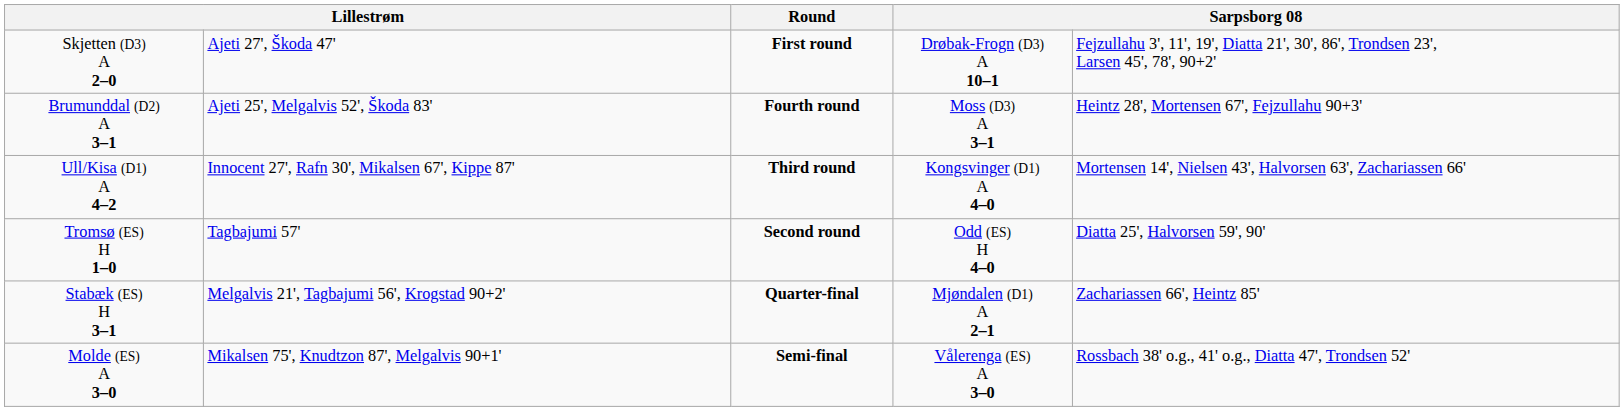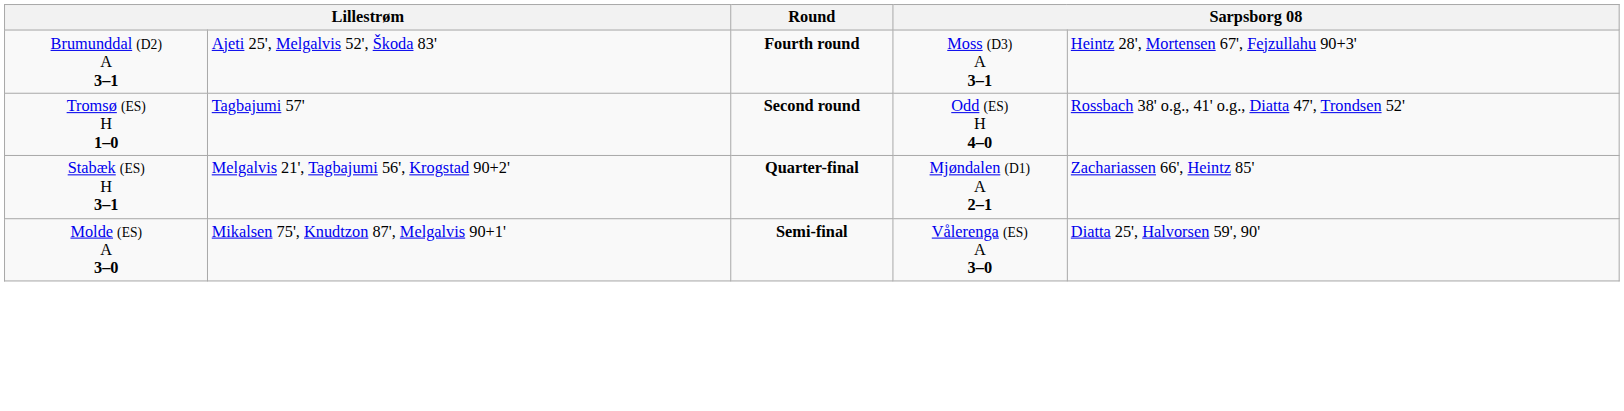- row: (104, 61)
- row: (104, 186)
(1171, 231) Diatta 25', Halvorsen 59', 90' -> (1238, 105) Rossbach 38' o.g., 41' o.g., Diatta 47', Trondsen 52'
(1243, 356) Rossbach 38' o.g., 41' o.g., Diatta 47', Trondsen 52' -> (1165, 231) Diatta 25', Halvorsen 59', 90'
